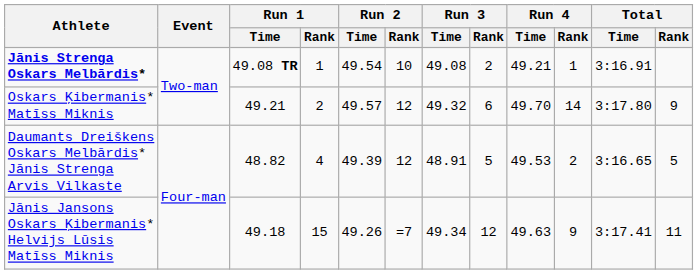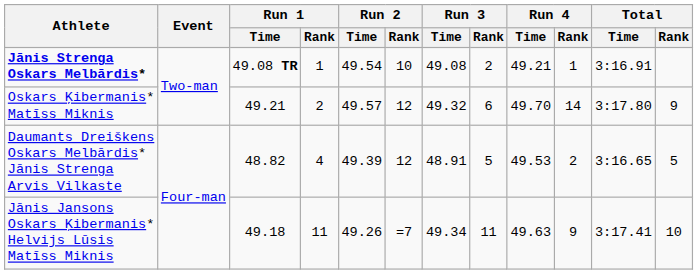(320, 233) 15 -> (320, 233) 11
(489, 233) 12 -> (489, 233) 11
(674, 233) 11 -> (674, 233) 10
